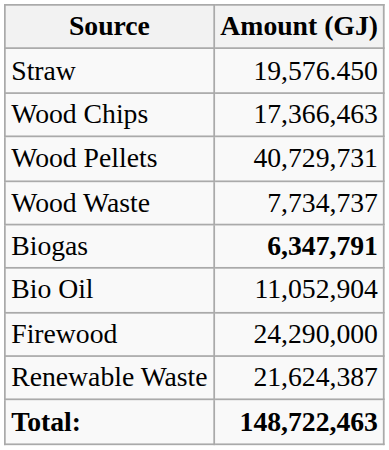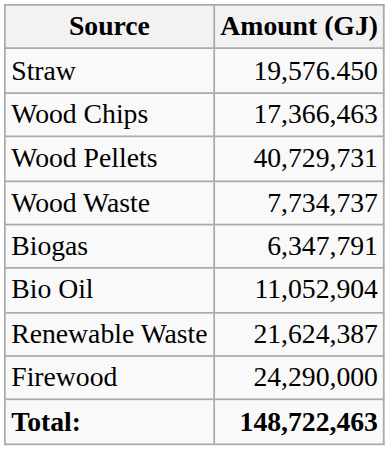(323, 245) bold -> (323, 245) normal
rows swapped: (64, 333) <-> (109, 377)
